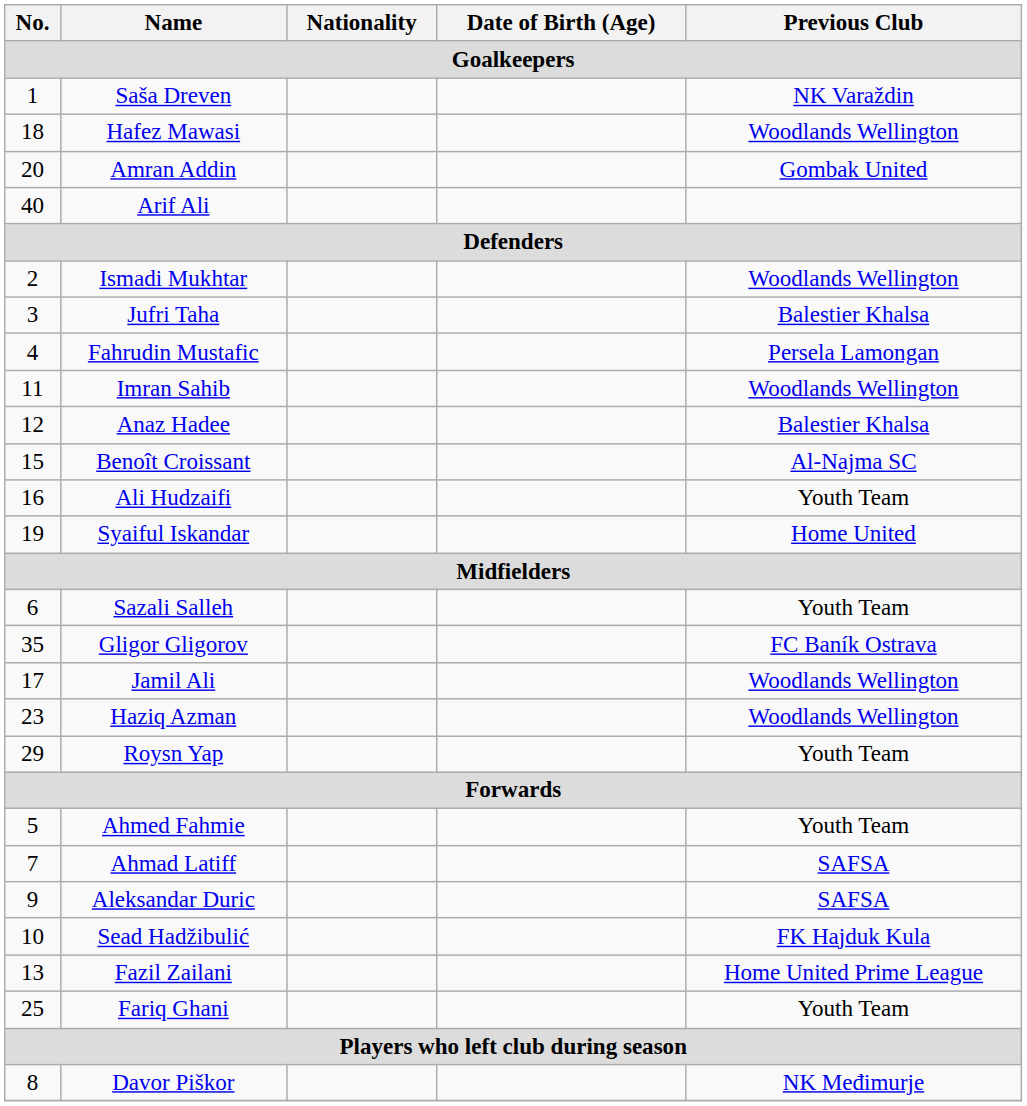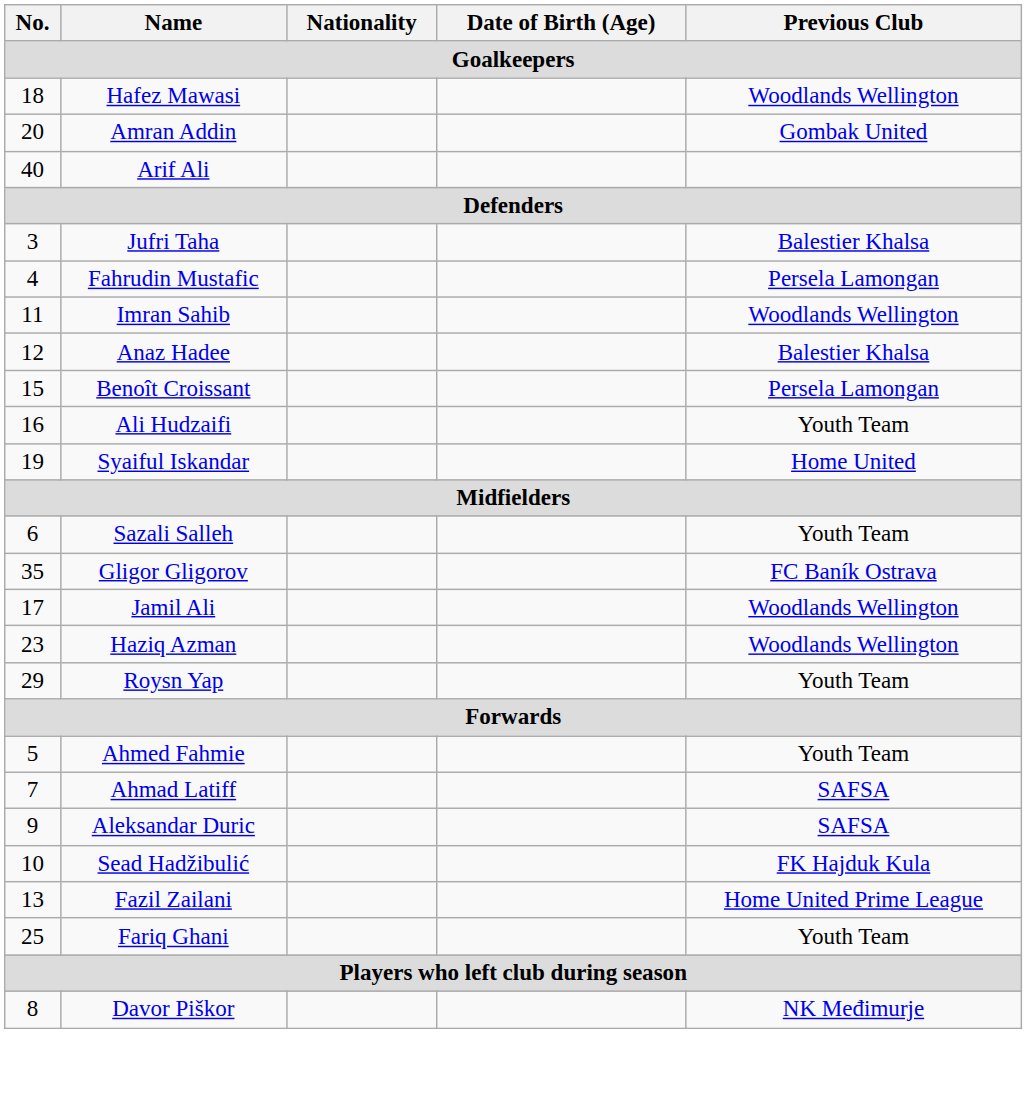- row: (173, 95)
- row: (173, 278)
(853, 461) Al-Najma SC -> (853, 388) Persela Lamongan
